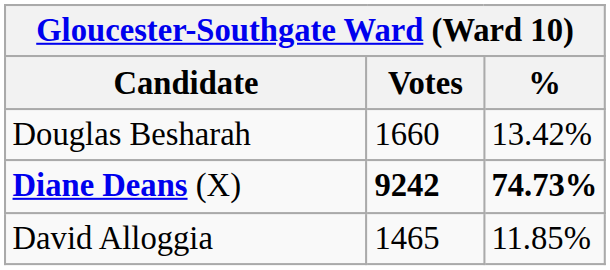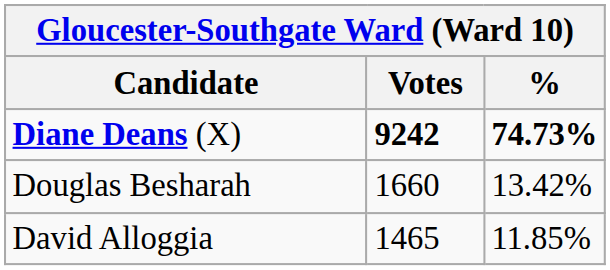rows swapped: (127, 185) <-> (132, 133)
